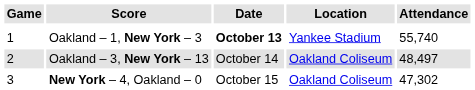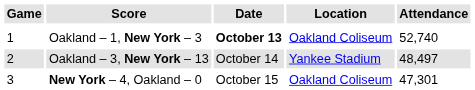(335, 37) Yankee Stadium -> (341, 37) Oakland Coliseum
(419, 37) 55,740 -> (419, 37) 52,740
(341, 58) Oakland Coliseum -> (335, 58) Yankee Stadium
(419, 80) 47,302 -> (419, 80) 47,301
